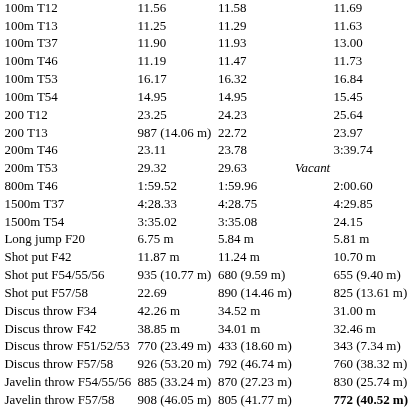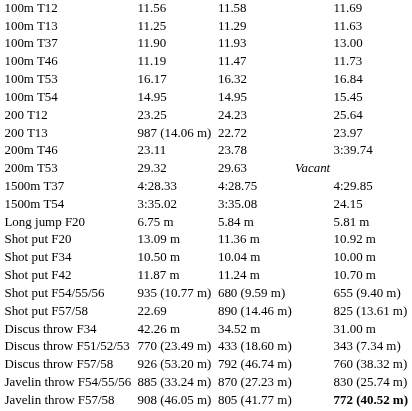- row: (31, 186)
+ row: (38, 239)
+ row: (38, 257)
- row: (51, 328)
